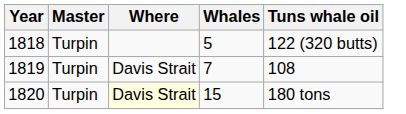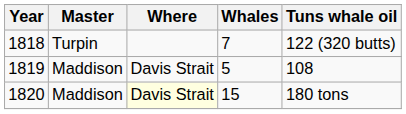(208, 43) 5 -> (226, 43) 7
(75, 69) Turpin -> (87, 69) Maddison
(208, 69) 7 -> (226, 69) 5
(75, 95) Turpin -> (87, 95) Maddison
